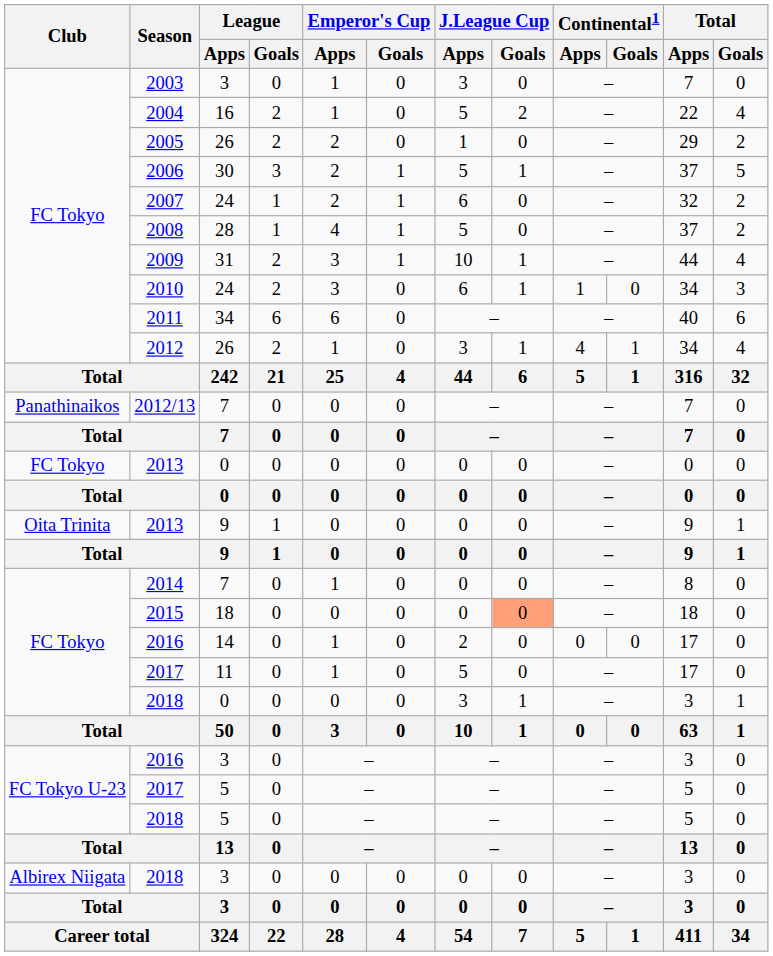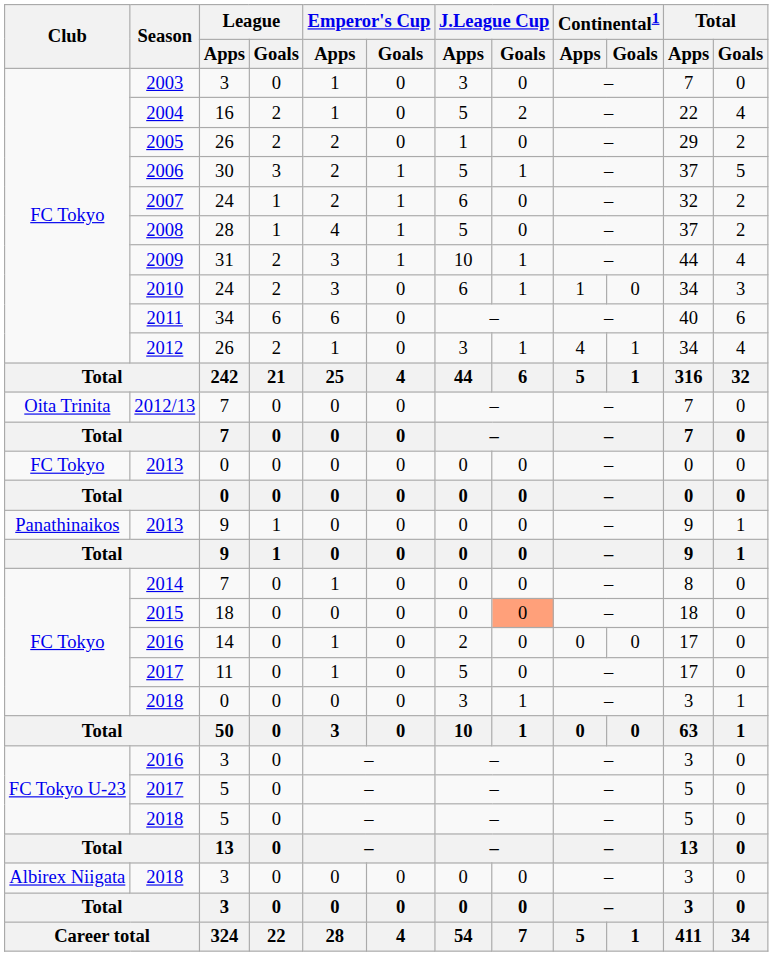(67, 406) Panathinaikos -> (67, 406) Oita Trinita
(67, 524) Oita Trinita -> (67, 524) Panathinaikos
